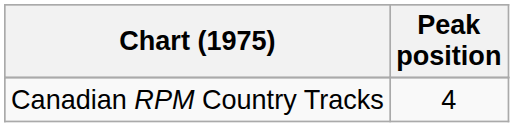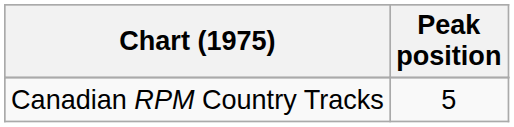(449, 99) 4 -> (449, 99) 5
